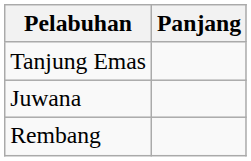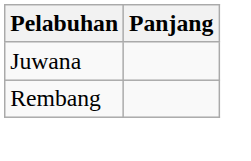- row: (78, 60)
